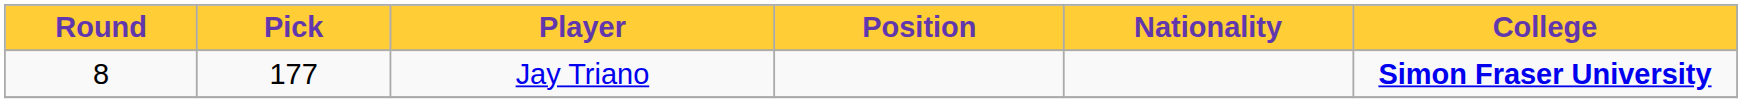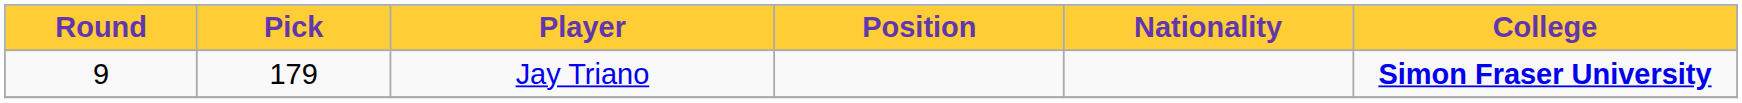(101, 73) 8 -> (101, 73) 9
(294, 73) 177 -> (294, 73) 179
